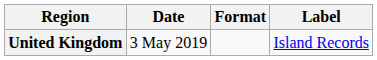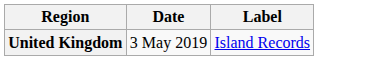- column: (240, 17)
